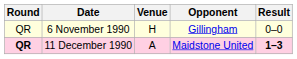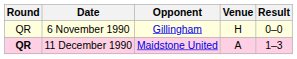columns swapped: (213, 12) <-> (152, 12)
(274, 45) bold -> (274, 45) normal
